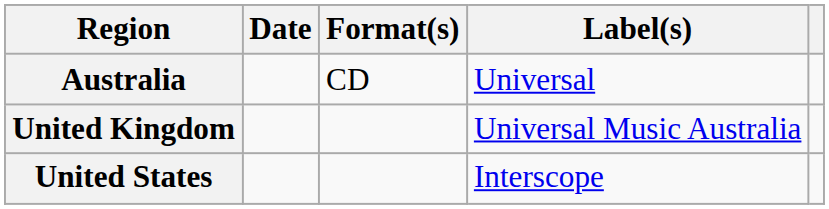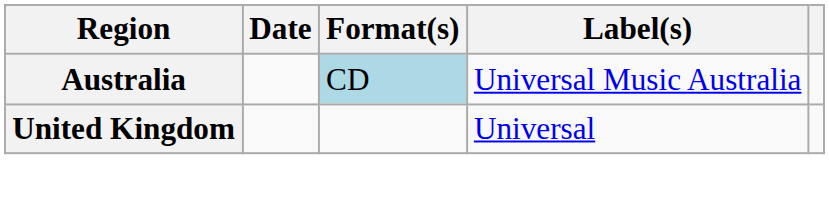(348, 78) no background -> (348, 78) lightblue background
(535, 78) Universal -> (638, 78) Universal Music Australia
(638, 128) Universal Music Australia -> (535, 128) Universal
- row: (124, 177)
